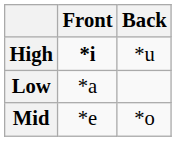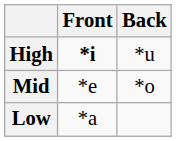rows swapped: (31, 119) <-> (31, 86)
